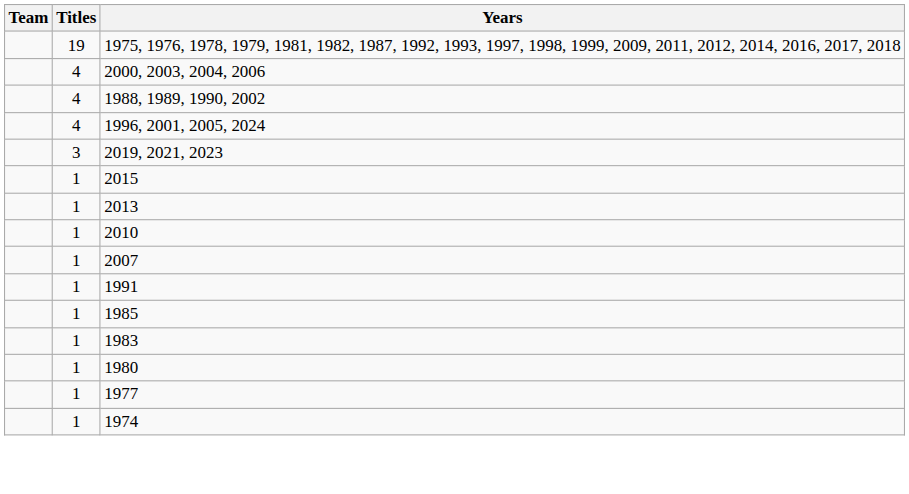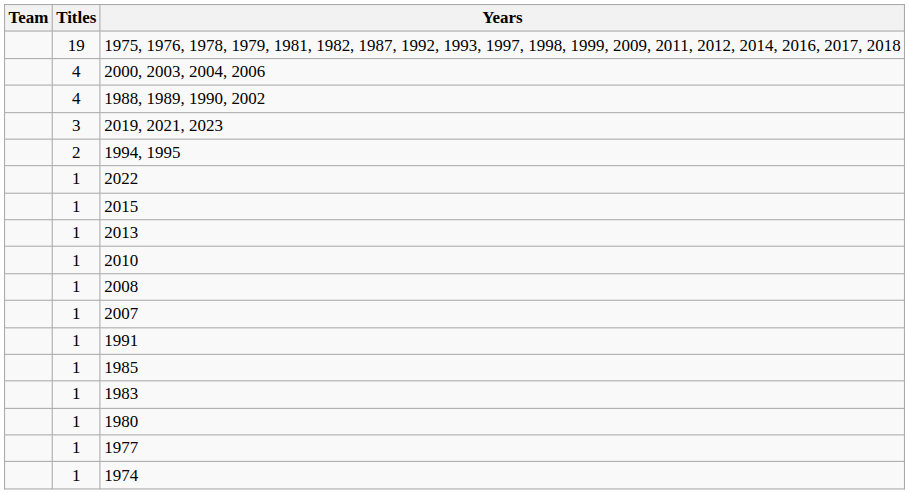- row: (185, 125)
+ row: (142, 152)
+ row: (121, 179)
+ row: (121, 286)
